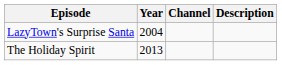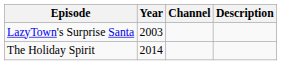(151, 32) 2004 -> (151, 32) 2003
(151, 50) 2013 -> (151, 50) 2014
